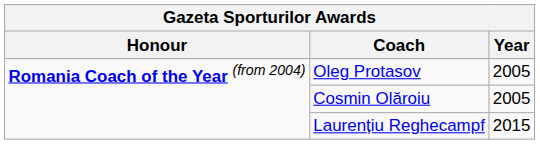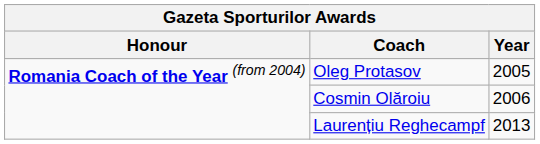(512, 98) 2005 -> (512, 98) 2006
(512, 125) 2015 -> (512, 125) 2013
